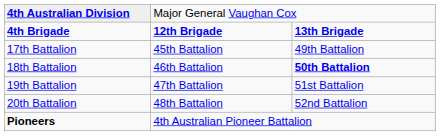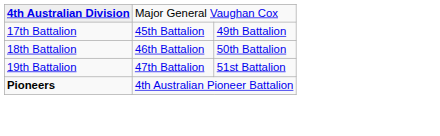- row: (38, 31)
(332, 67) bold -> (251, 49) normal
- row: (42, 103)
